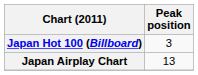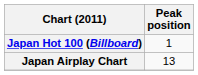(169, 43) 3 -> (169, 43) 1
